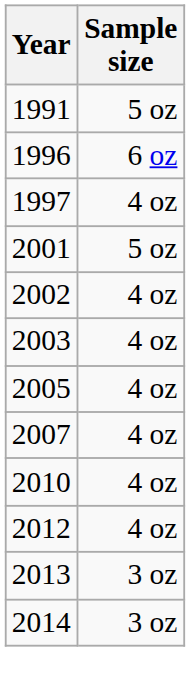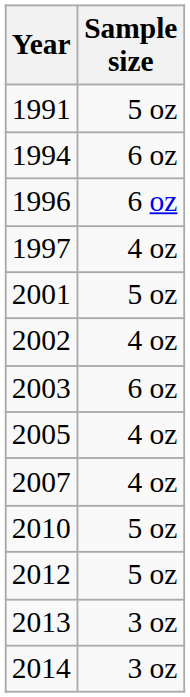+ row: (41, 154)
(152, 341) 4 oz -> (152, 388) 6 oz
(152, 481) 4 oz -> (152, 528) 5 oz
(152, 528) 4 oz -> (152, 574) 5 oz
